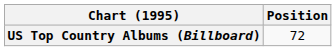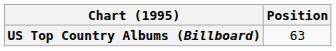(297, 36) 72 -> (297, 36) 63
